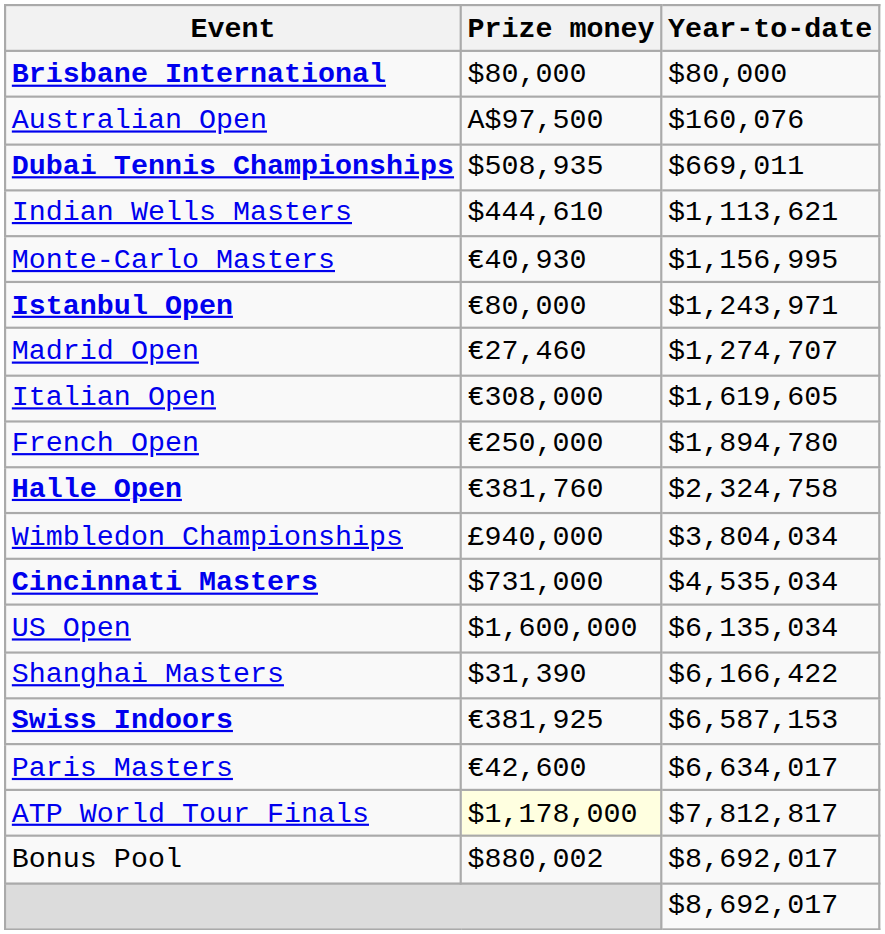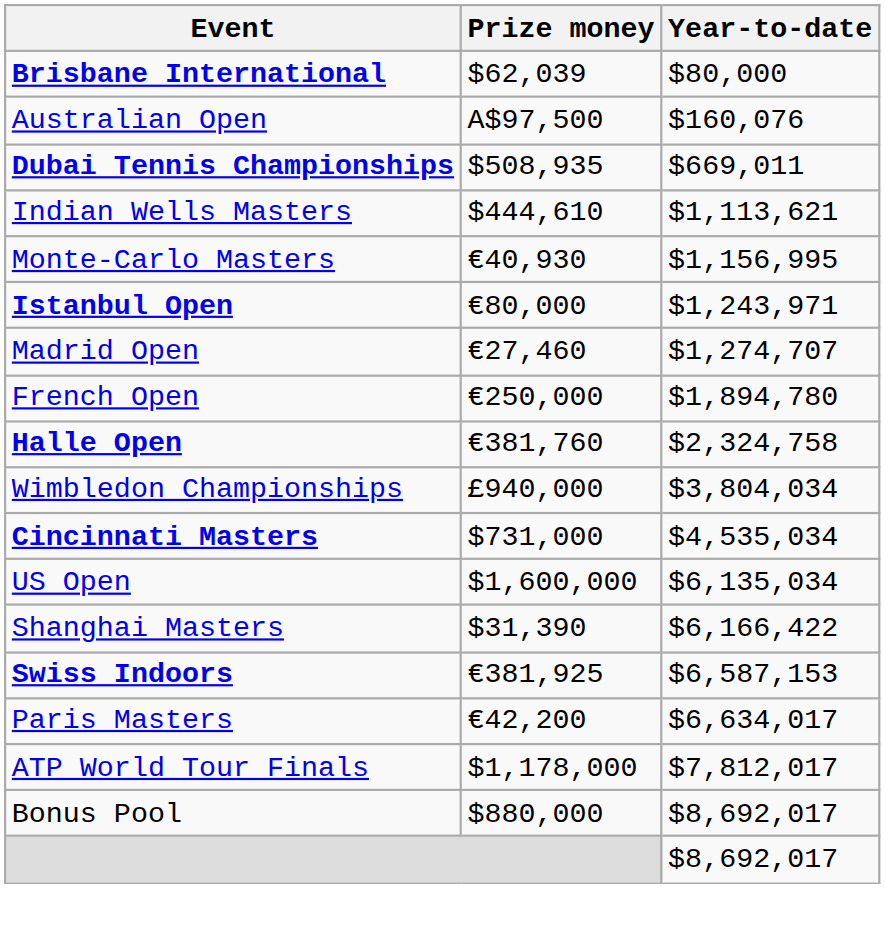(527, 74) $80,000 -> (527, 74) $62,039
- row: (114, 398)
(527, 767) €42,600 -> (527, 721) €42,200
(553, 813) lightyellow background -> (553, 767) no background
(753, 813) $7,812,817 -> (753, 767) $7,812,017
(536, 860) $880,002 -> (536, 813) $880,000
